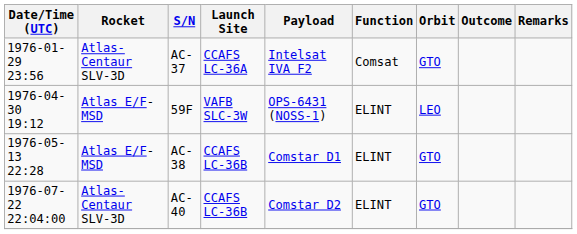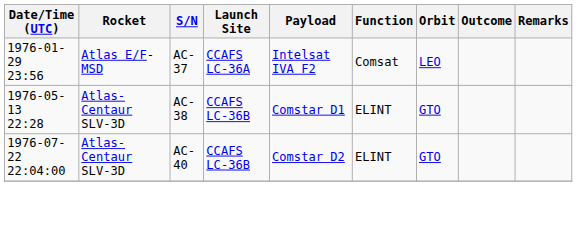(107, 62) Atlas-Centaur SLV-3D -> (118, 62) Atlas E/F-MSD
(430, 62) GTO -> (430, 62) LEO
- row: (182, 110)
(118, 157) Atlas E/F-MSD -> (107, 110) Atlas-Centaur SLV-3D
